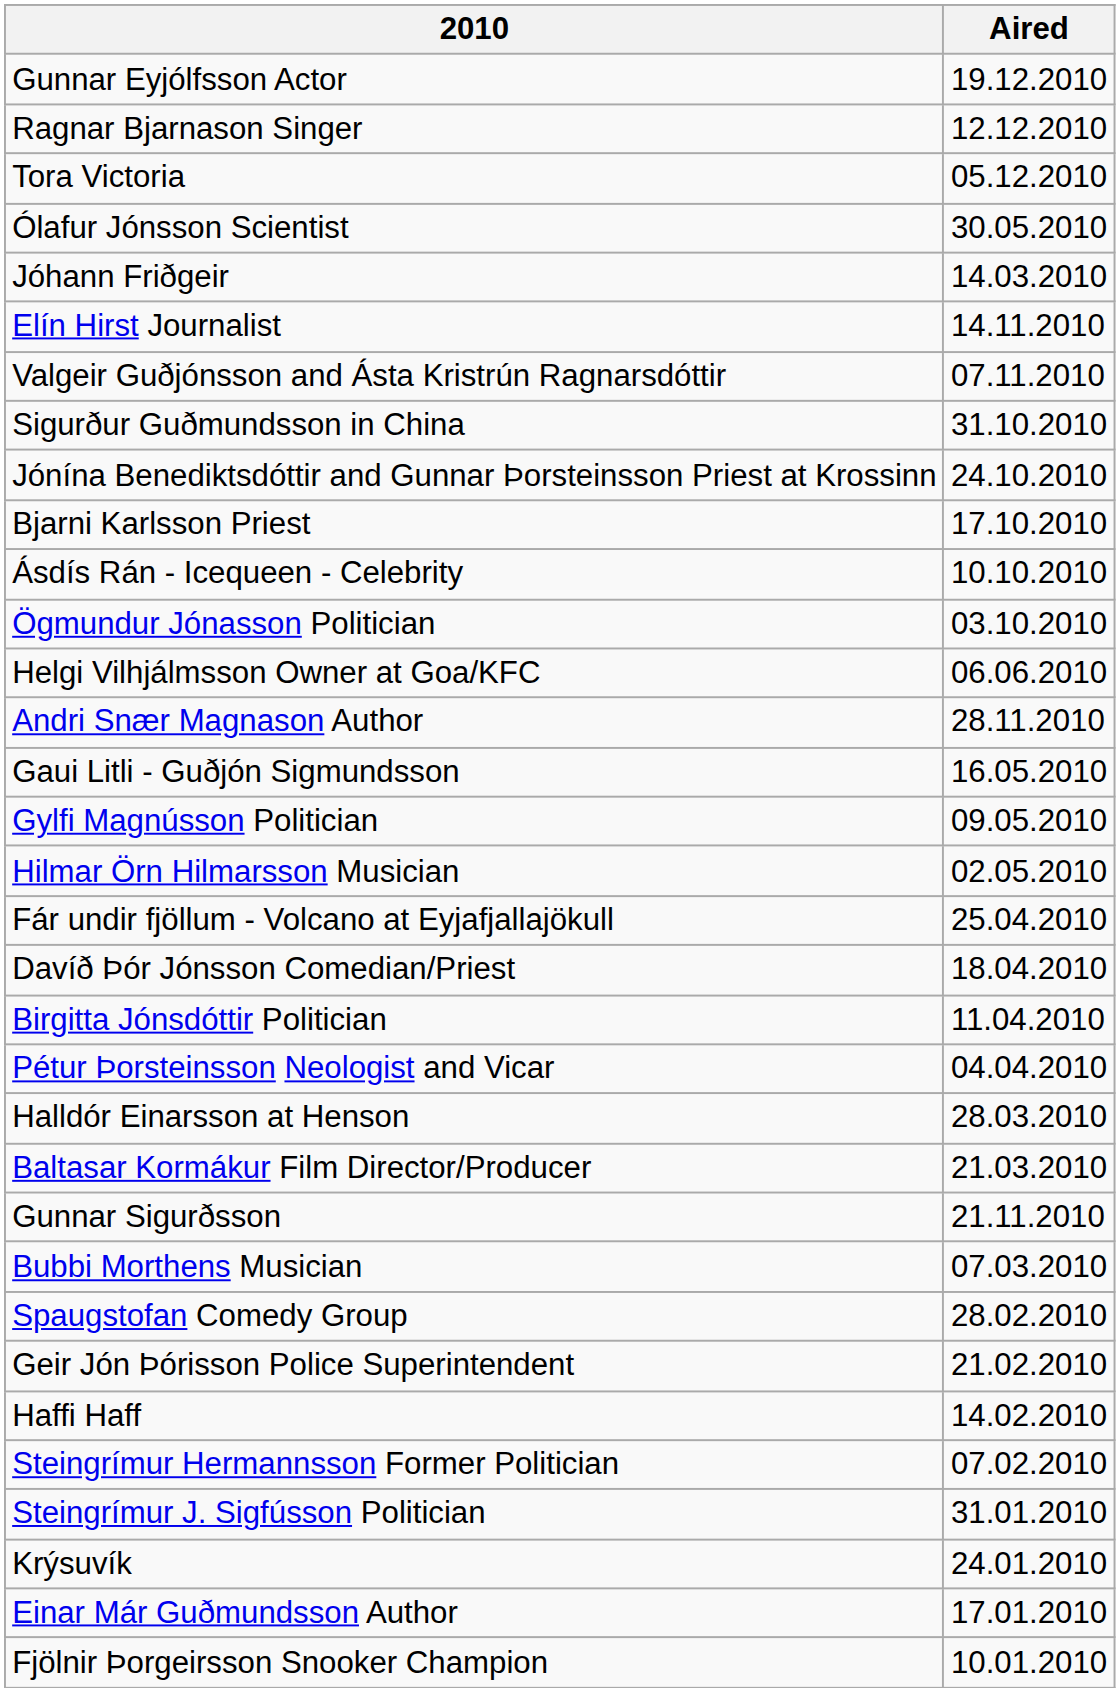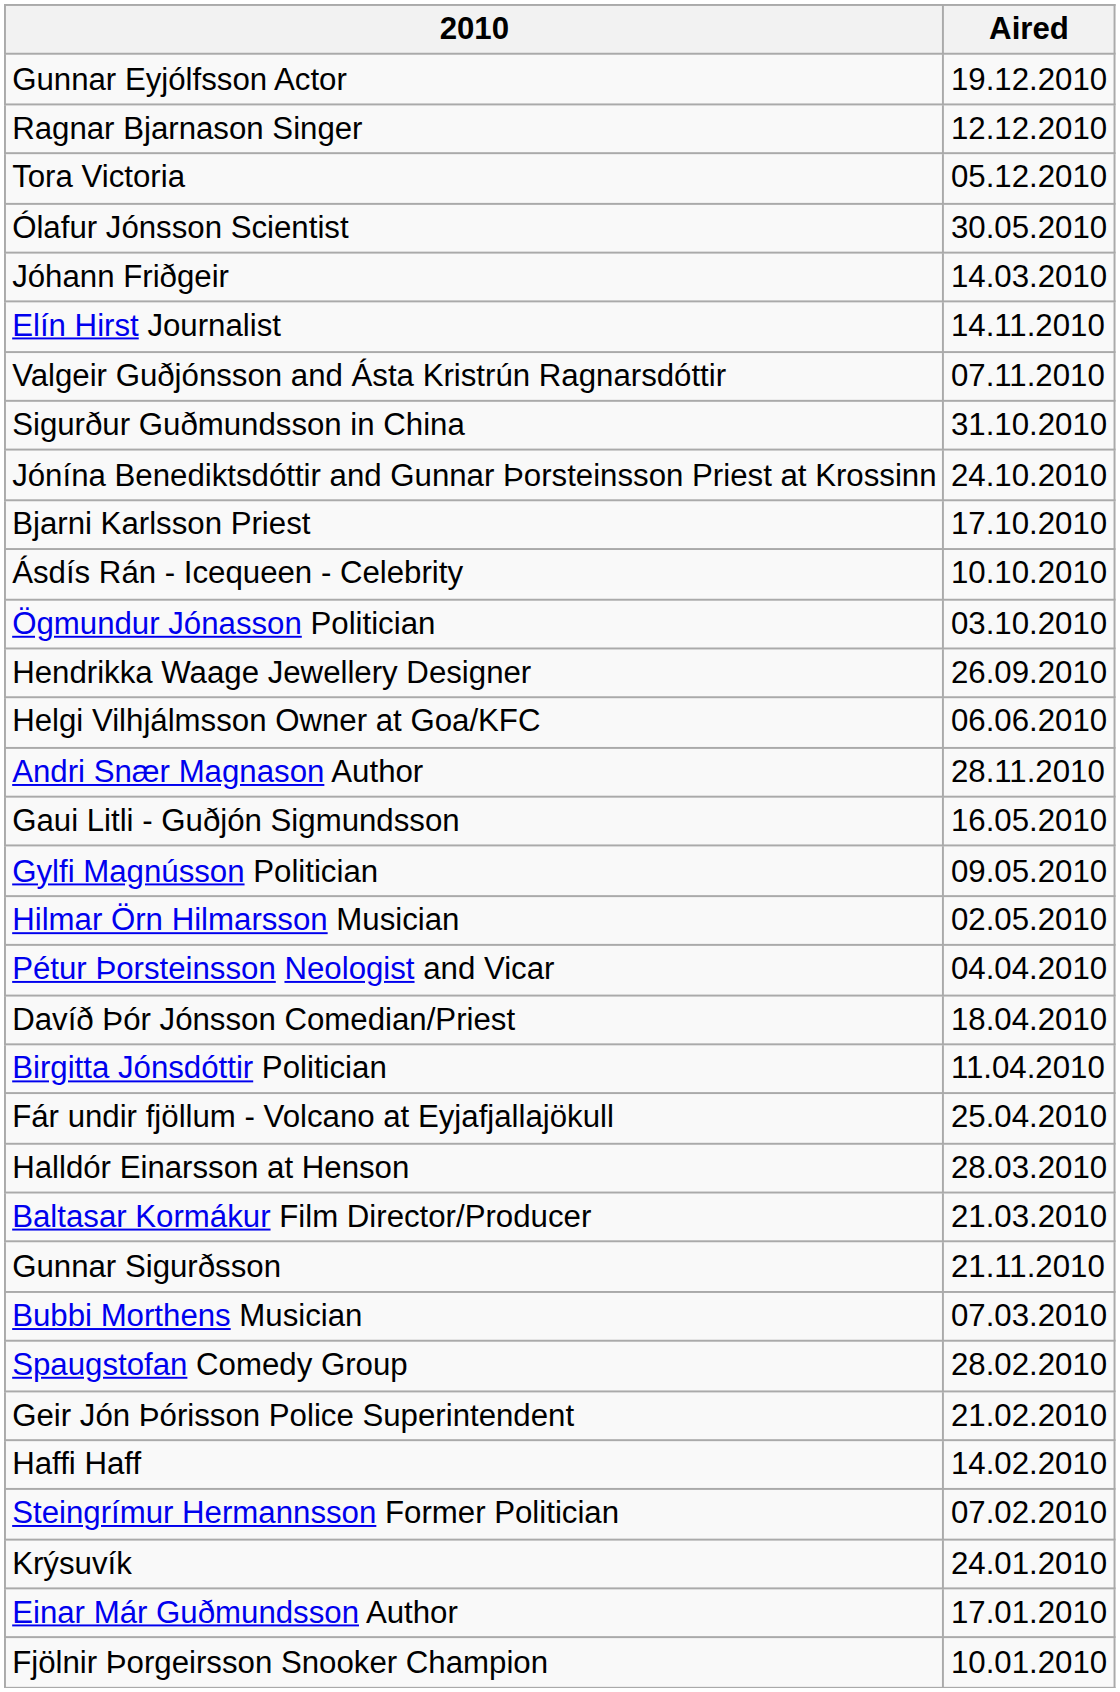+ row: (272, 672)
rows swapped: (313, 919) <-> (283, 1068)
- row: (249, 1513)
